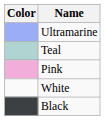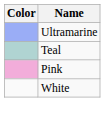- row: (55, 106)
